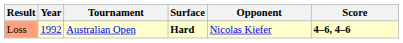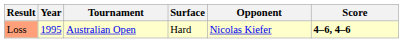(51, 29) 1992 -> (51, 29) 1995
(182, 29) bold -> (181, 29) normal
